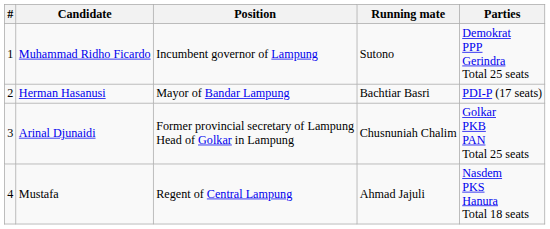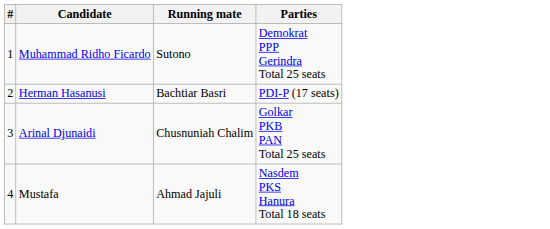- column: (255, 14)
